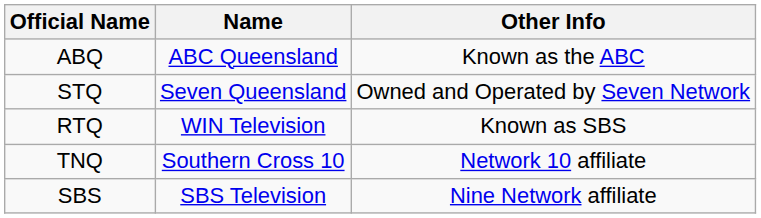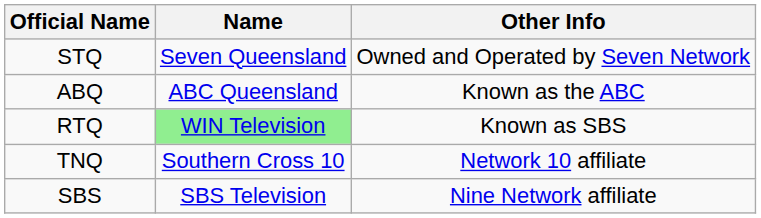rows swapped: (80, 56) <-> (80, 91)
(253, 126) no background -> (253, 126) lightgreen background
